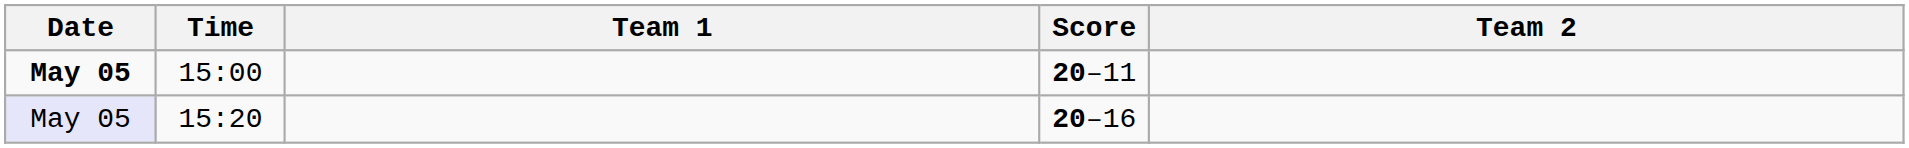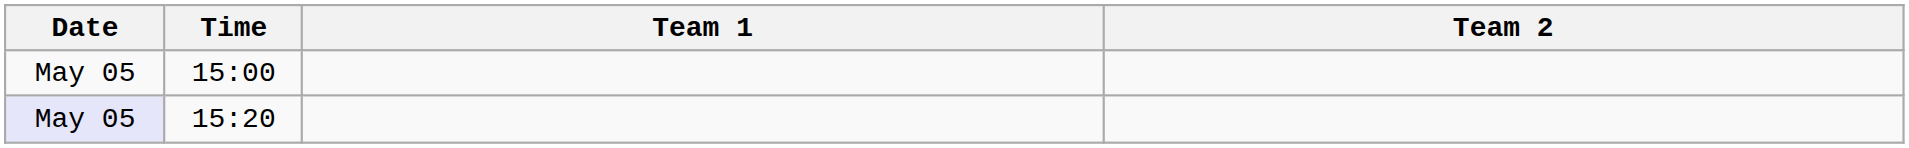- column: (1094, 28)
(80, 73) bold -> (85, 73) normal
